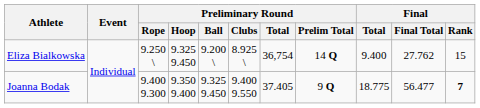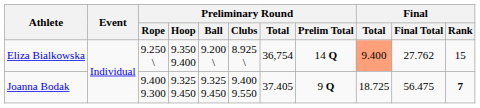(183, 56) 9.325 9.450 -> (183, 56) 9.350 9.400
(374, 56) no background -> (374, 56) lightsalmon background
(183, 87) 9.350 9.400 -> (183, 87) 9.325 9.450
(374, 87) 18.775 -> (374, 87) 18.725
(419, 87) 56.477 -> (419, 87) 56.475
